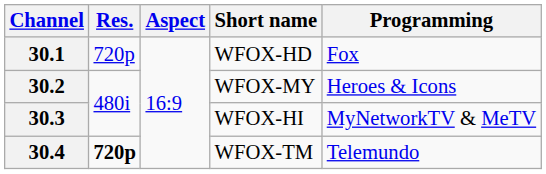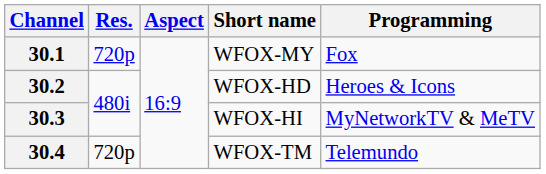(263, 53) WFOX-HD -> (264, 53) WFOX-MY
(265, 86) WFOX-MY -> (262, 86) WFOX-HD
(115, 151) bold -> (114, 151) normal
